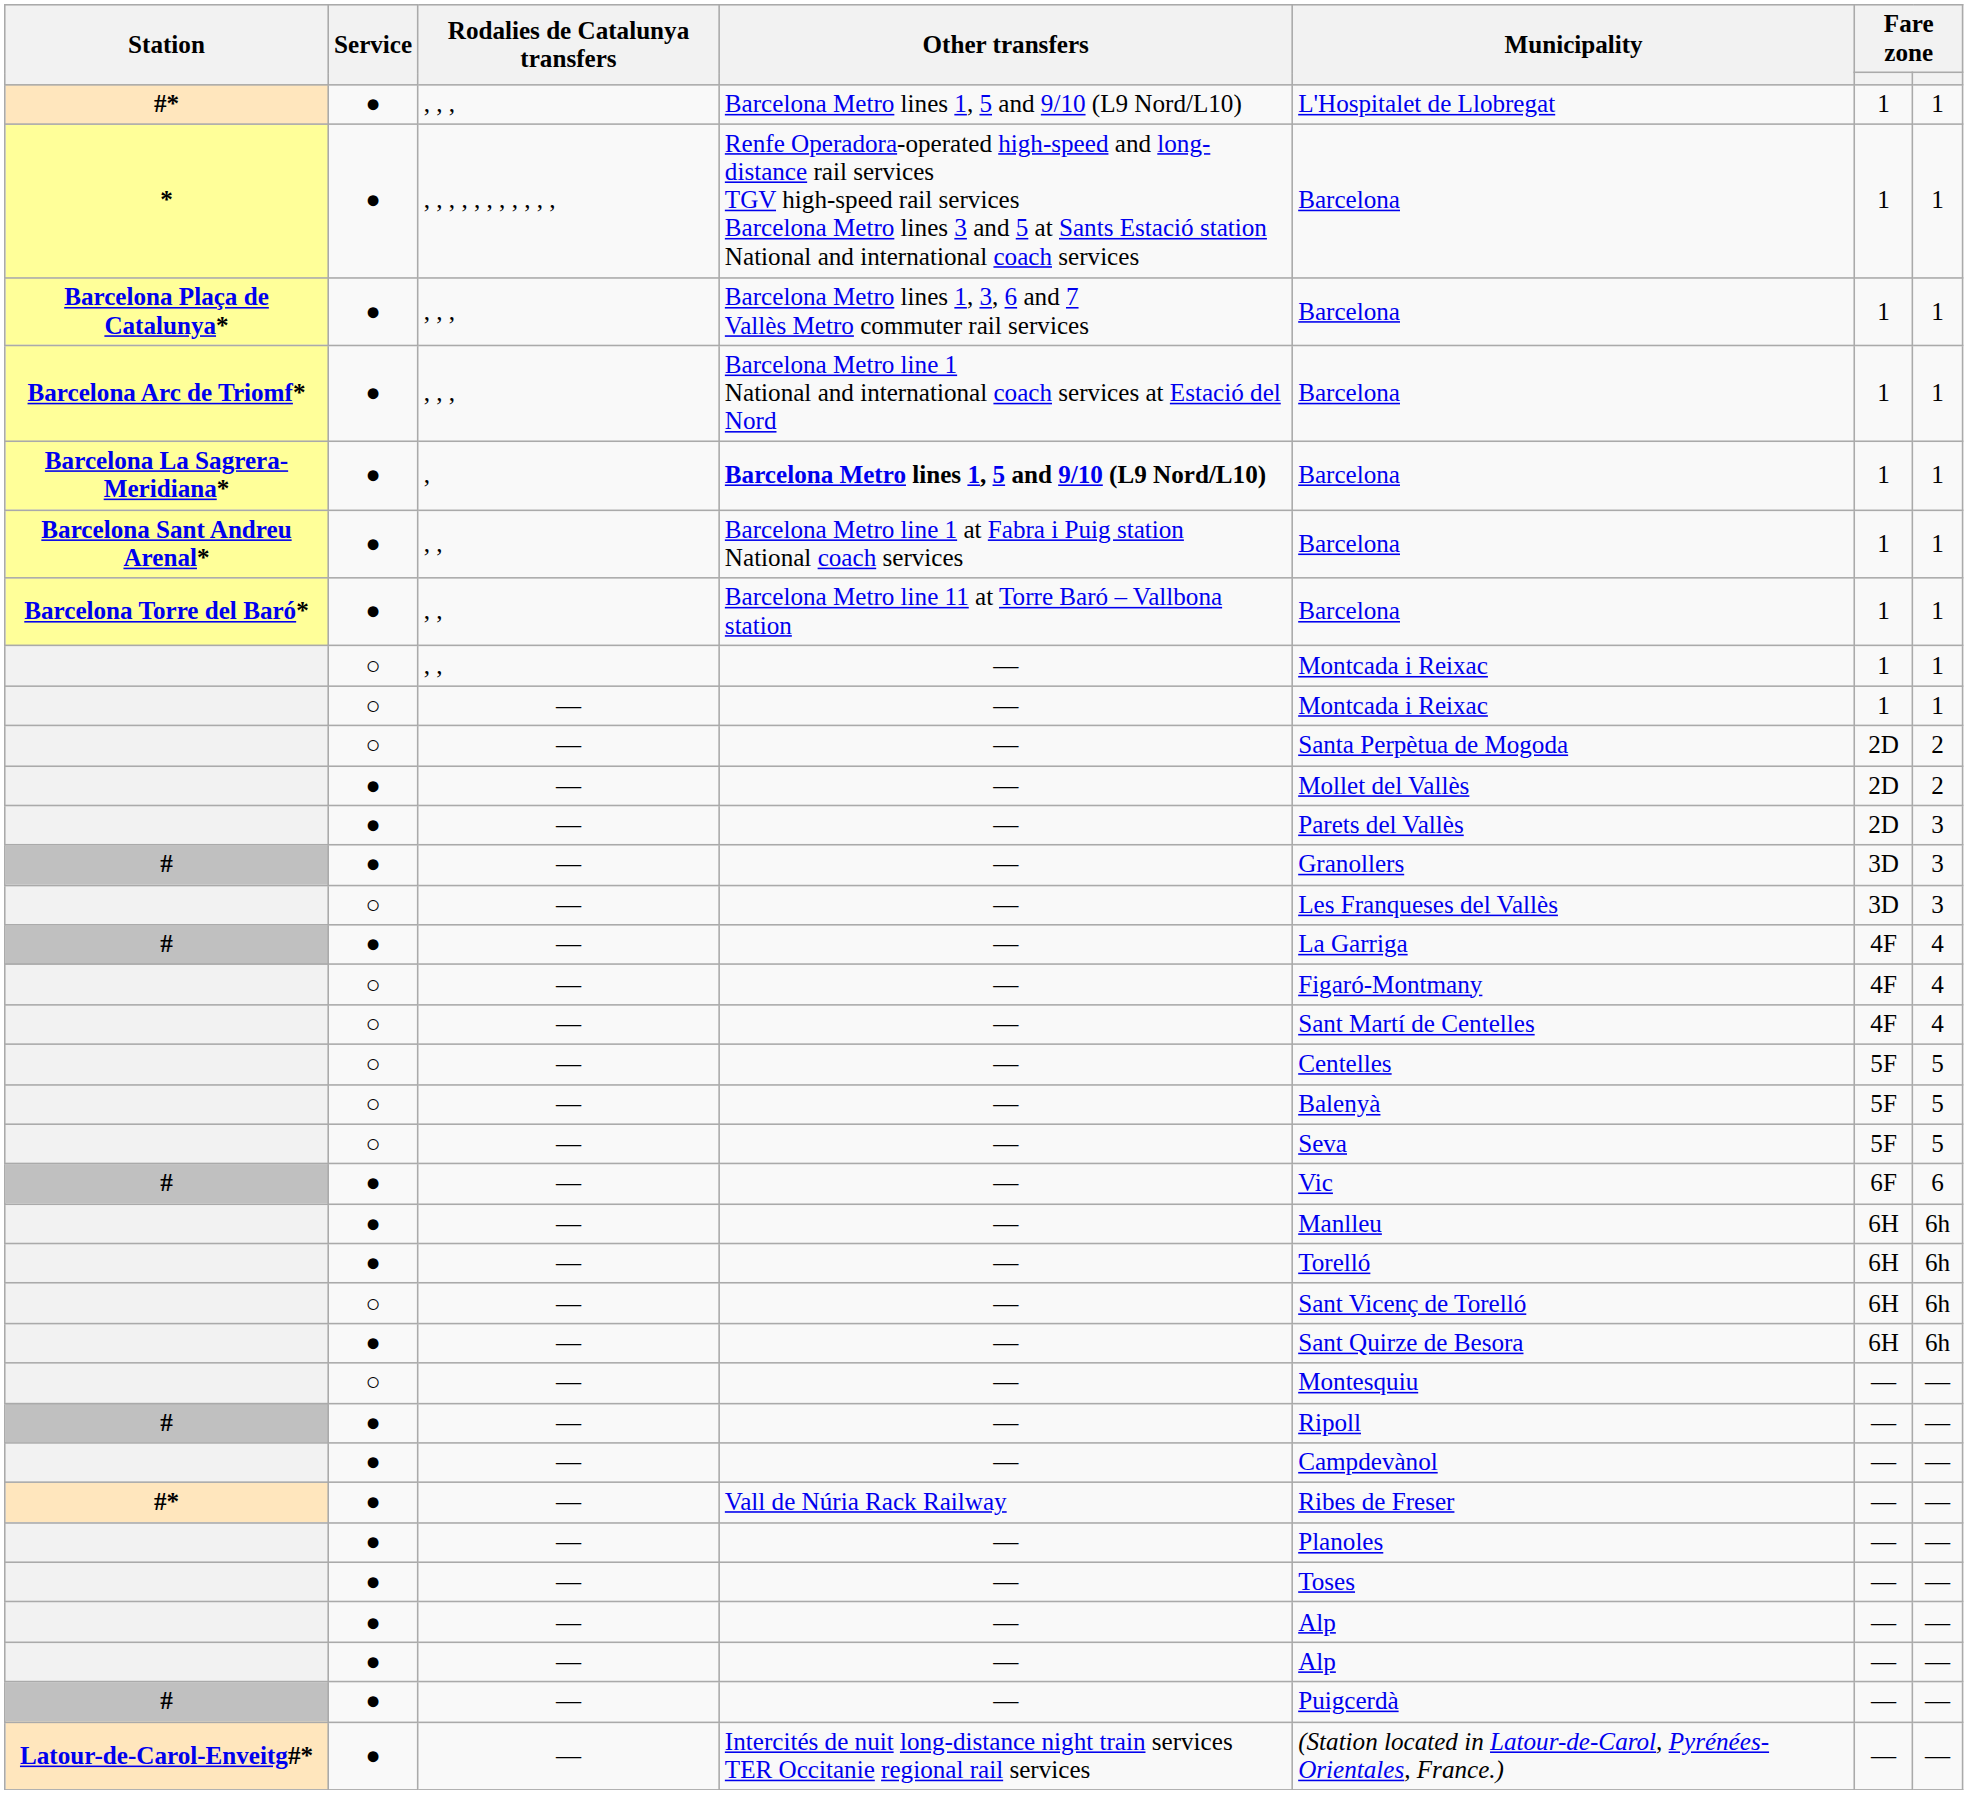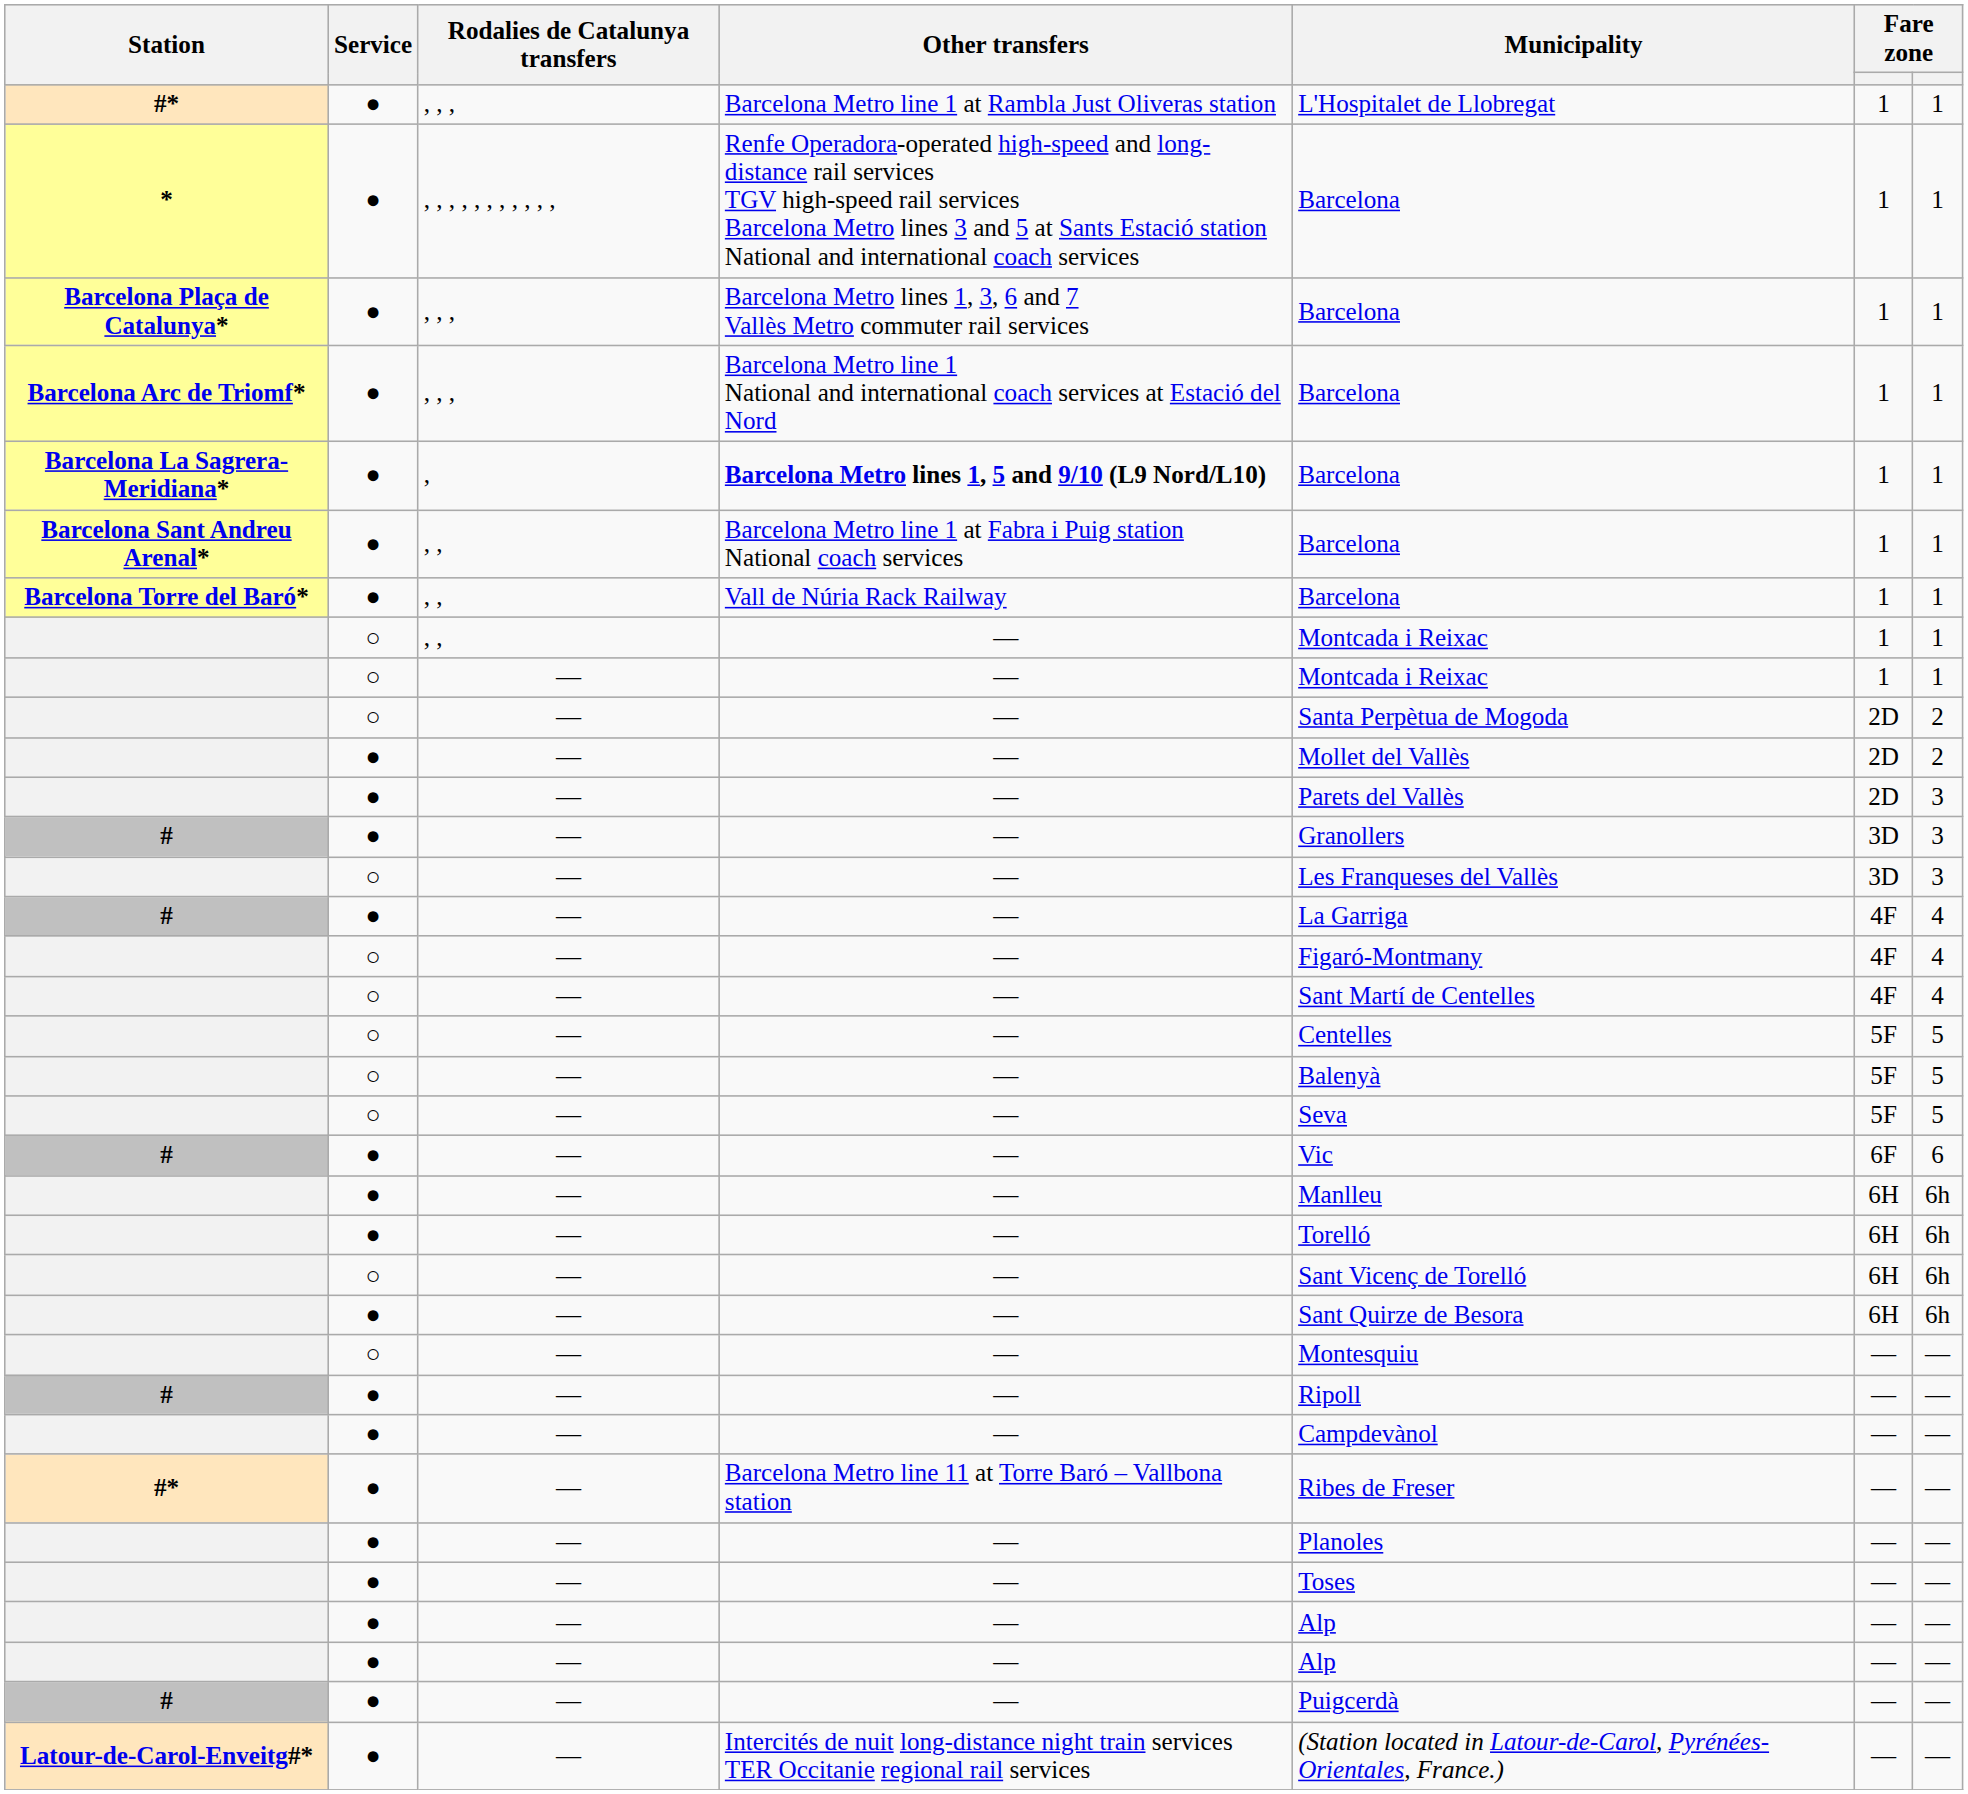(983, 104) Barcelona Metro lines 1, 5 and 9/10 (L9 Nord/L10) -> (1000, 104) Barcelona Metro line 1 at Rambla Just Oliveras station
(973, 611) Barcelona Metro line 11 at Torre Baró – Vallbona station -> (866, 597) Vall de Núria Rack Railway
(866, 1502) Vall de Núria Rack Railway -> (973, 1488) Barcelona Metro line 11 at Torre Baró – Vallbona station
